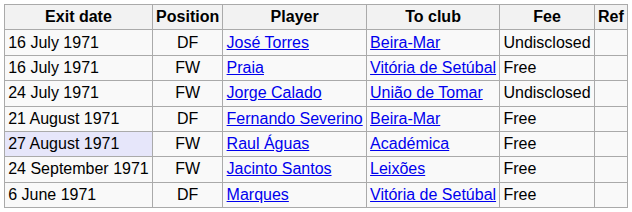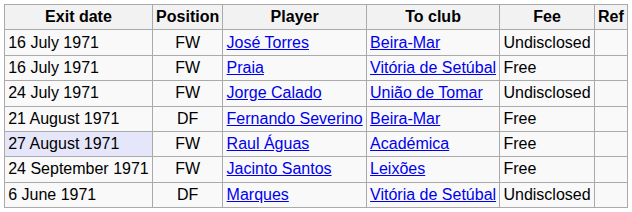(188, 42) DF -> (188, 42) FW
(520, 194) Free -> (547, 194) Undisclosed
